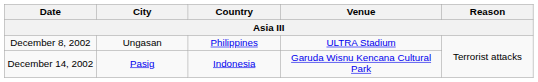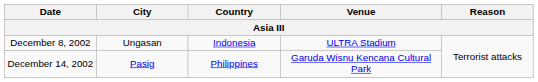(234, 43) Philippines -> (234, 43) Indonesia
(234, 64) Indonesia -> (234, 64) Philippines
